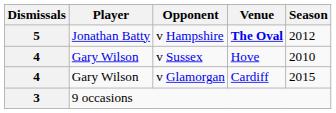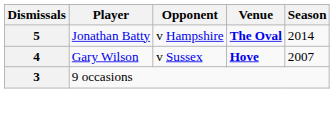(302, 35) 2012 -> (301, 35) 2014
(245, 56) normal -> (244, 56) bold
(302, 56) 2010 -> (301, 56) 2007
- row: (191, 77)
